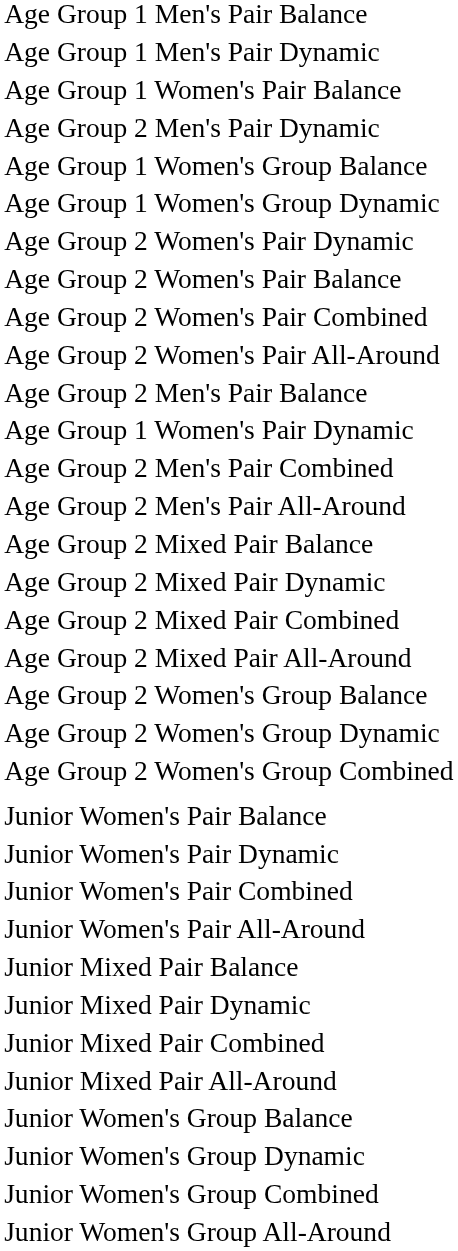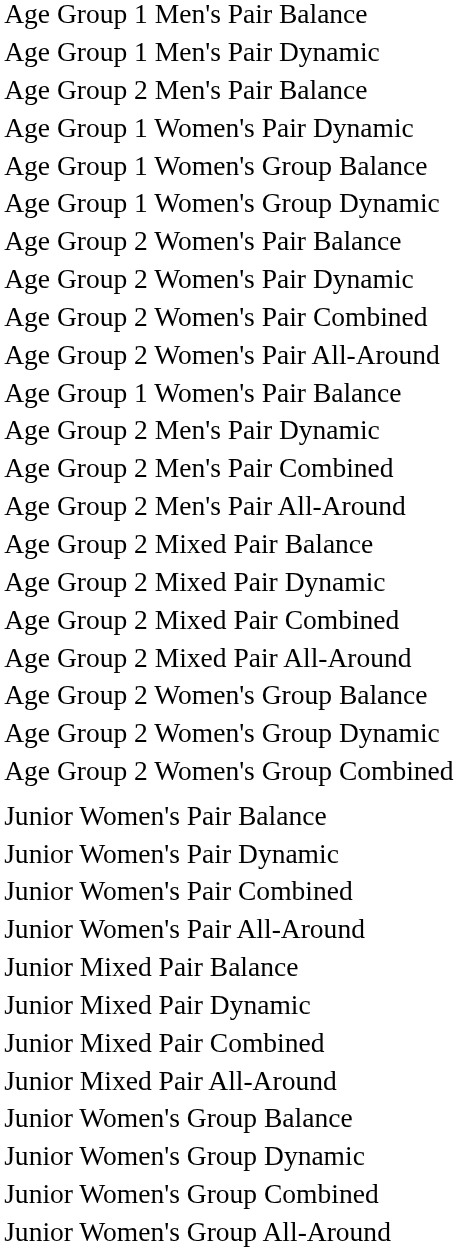rows swapped: (203, 89) <-> (186, 392)
rows swapped: (209, 430) <-> (192, 127)
rows swapped: (203, 279) <-> (209, 241)
